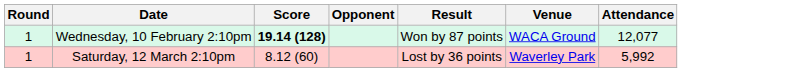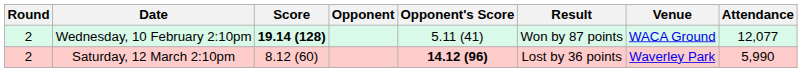+ column: (457, 15)
(28, 36) 1 -> (28, 36) 2
(28, 57) 1 -> (28, 57) 2
(638, 57) 5,992 -> (758, 57) 5,990
